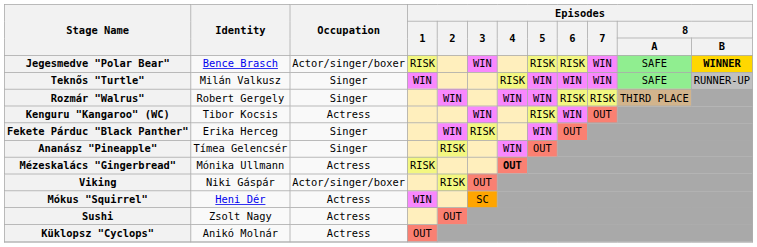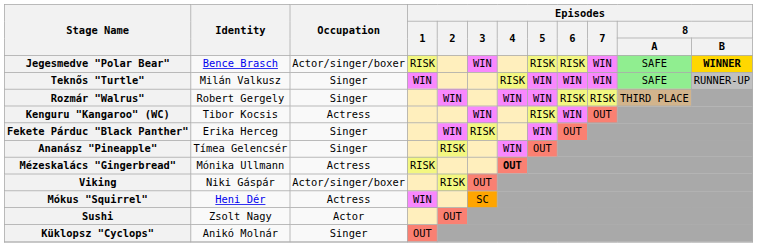(349, 216) Actress -> (349, 216) Actor
(349, 233) Actress -> (349, 233) Singer
